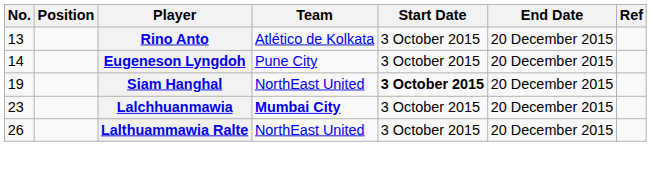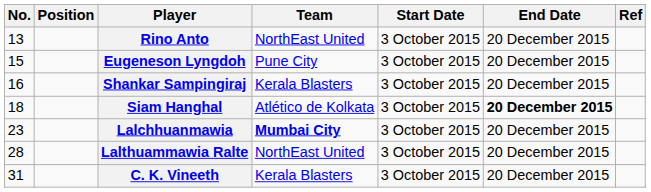(315, 38) Atlético de Kolkata -> (310, 38) NorthEast United
(16, 61) 14 -> (16, 61) 15
+ row: (175, 84)
(16, 84) 19 -> (16, 107) 18
(310, 84) NorthEast United -> (315, 107) Atlético de Kolkata
(432, 84) bold -> (430, 107) normal
(552, 84) normal -> (550, 107) bold
(16, 130) 26 -> (16, 152) 28
+ row: (175, 175)
